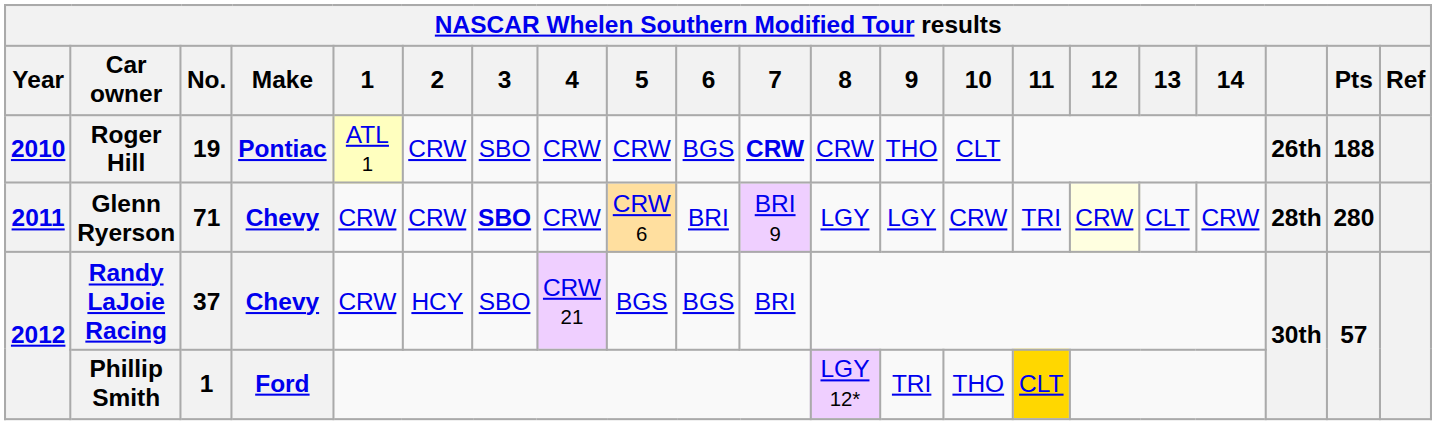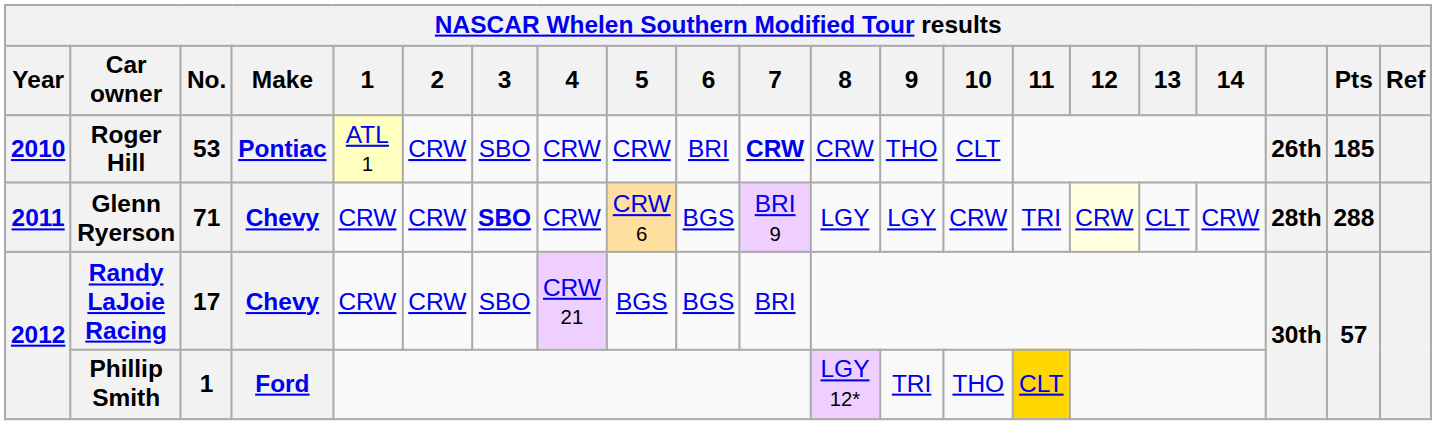(207, 149) 19 -> (207, 149) 53
(708, 149) BGS -> (708, 149) BRI
(1354, 149) 188 -> (1354, 149) 185
(708, 218) BRI -> (708, 218) BGS
(1354, 218) 280 -> (1354, 218) 288
(207, 301) 37 -> (207, 301) 17
(437, 301) HCY -> (437, 301) CRW
